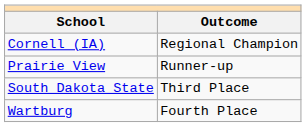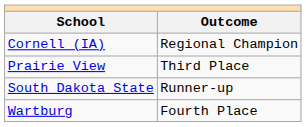(197, 67) Runner-up -> (205, 67) Third Place
(205, 89) Third Place -> (197, 89) Runner-up
